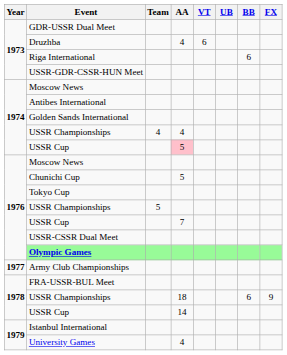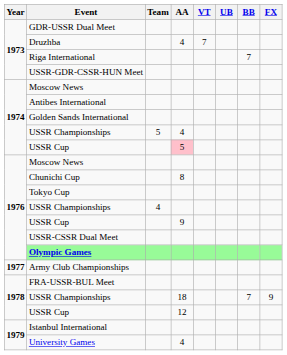(204, 42) 6 -> (204, 42) 7
(249, 57) 6 -> (249, 57) 7
(158, 132) 4 -> (158, 132) 5
(182, 177) 5 -> (182, 177) 8
(158, 207) 5 -> (158, 207) 4
(182, 222) 7 -> (182, 222) 9
(249, 297) 6 -> (249, 297) 7
(182, 312) 14 -> (182, 312) 12
